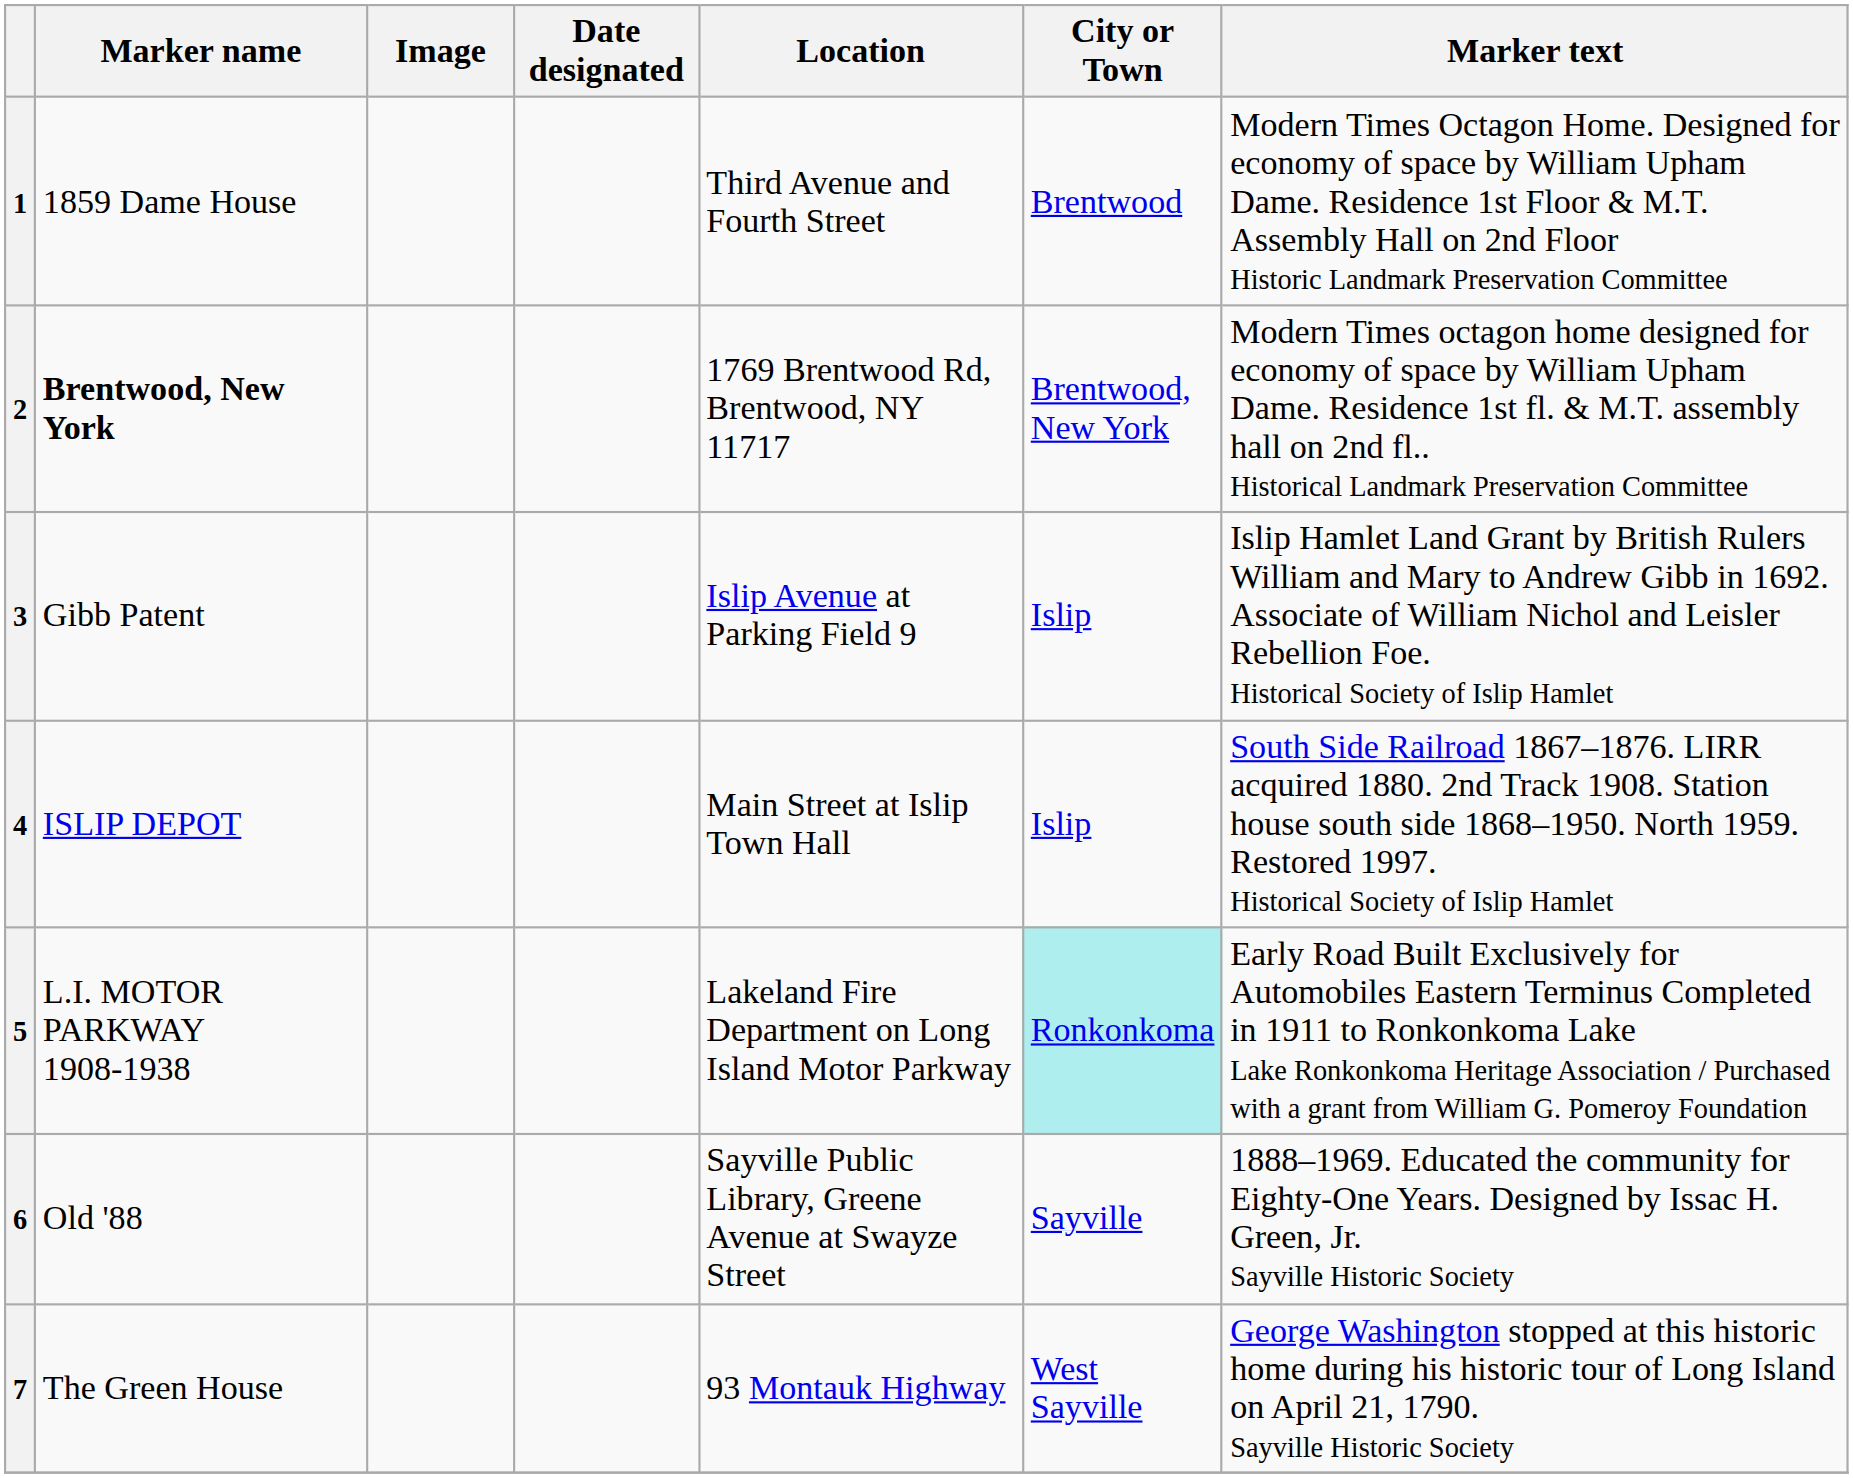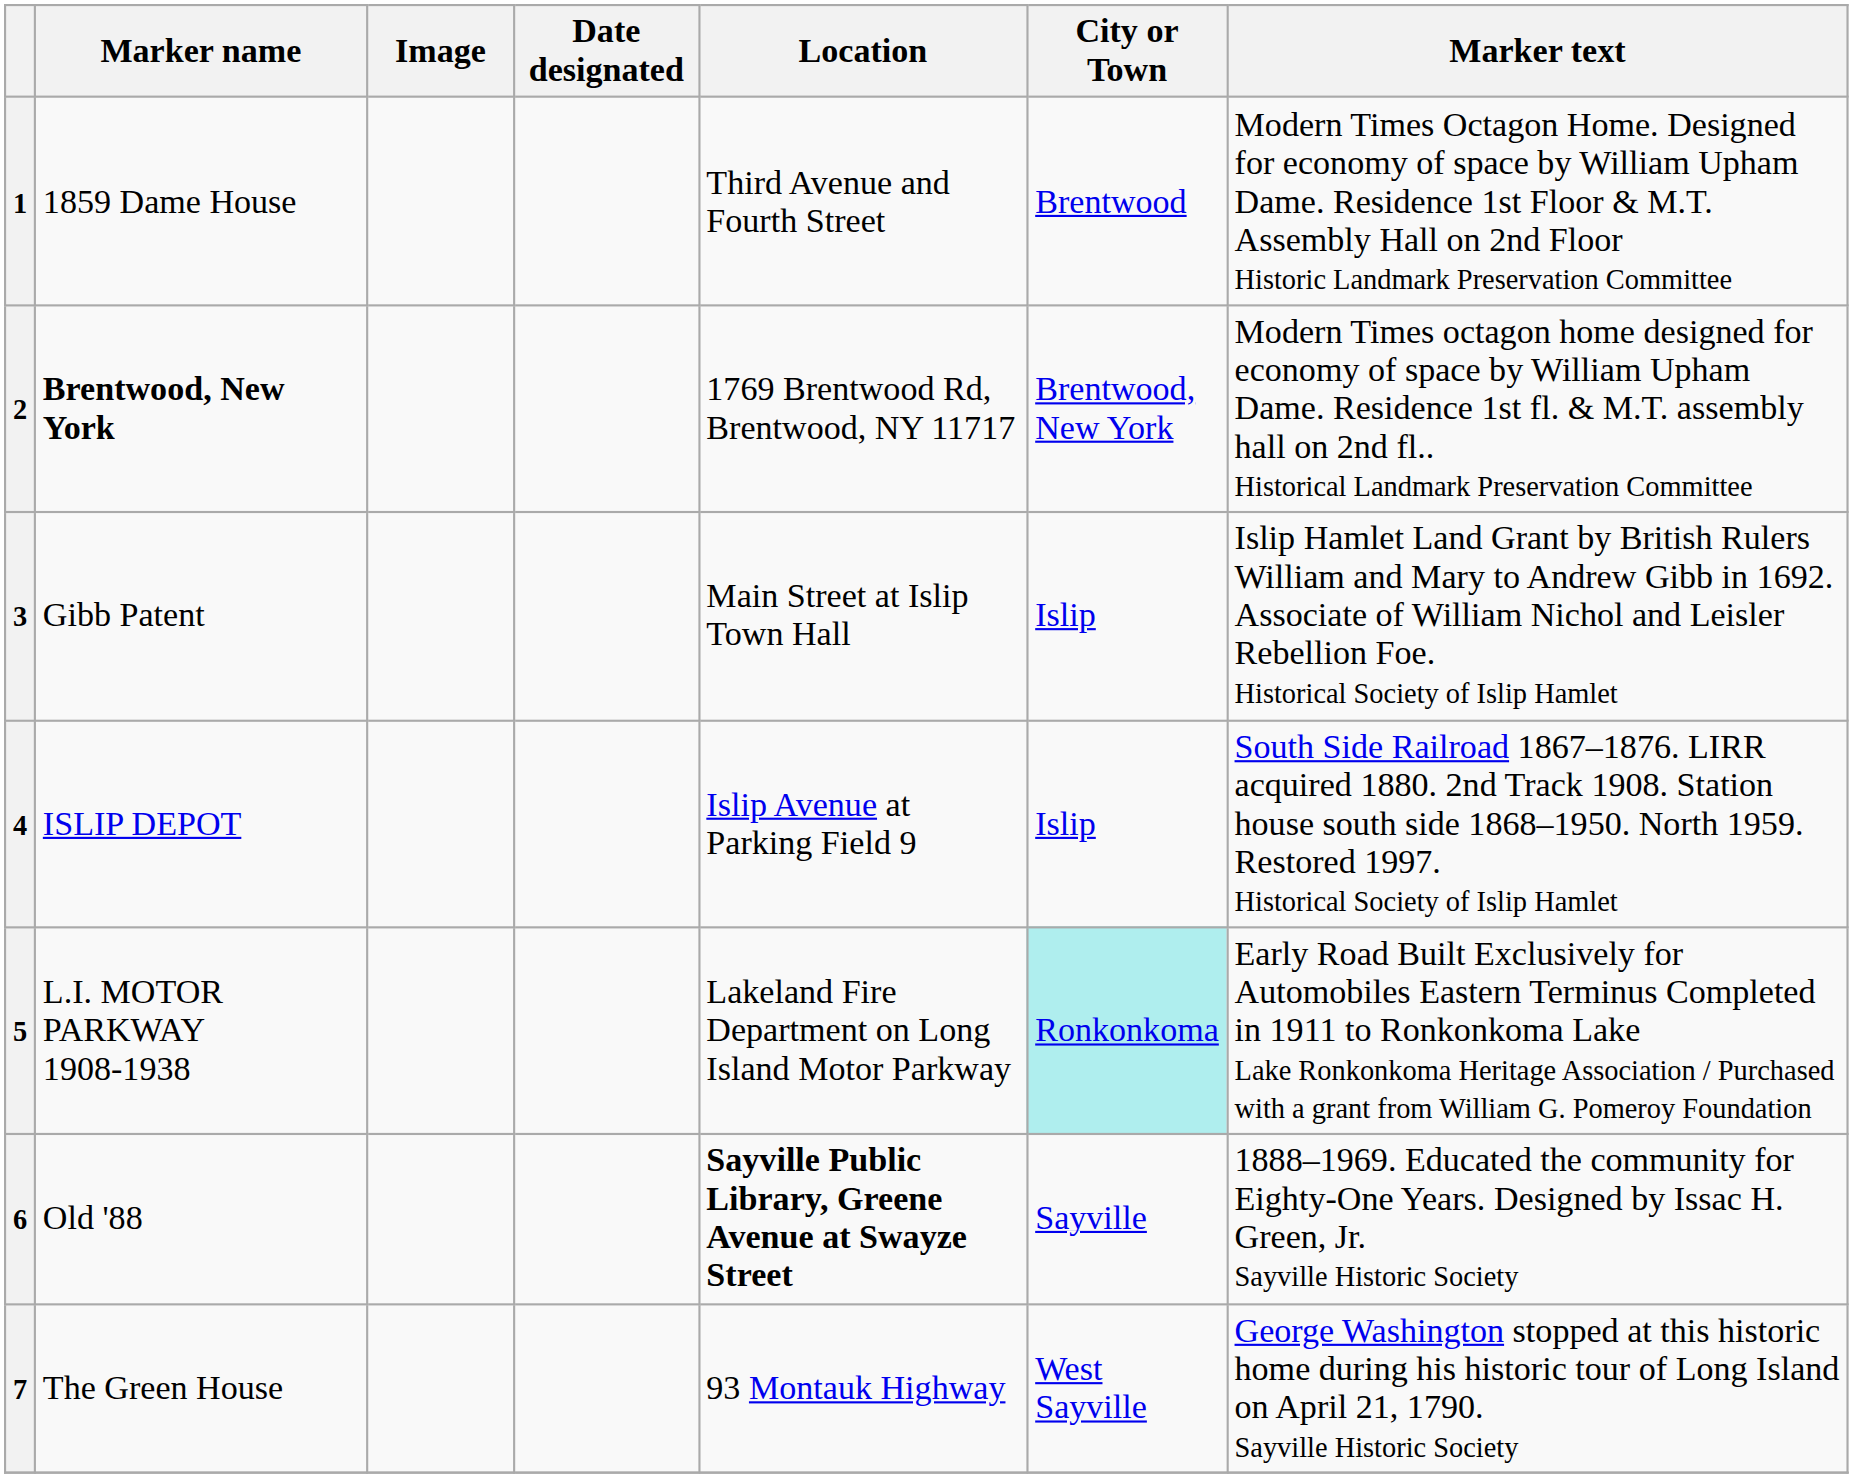(811, 615) Islip Avenue at Parking Field 9 -> (837, 615) Main Street at Islip Town Hall
(837, 822) Main Street at Islip Town Hall -> (811, 822) Islip Avenue at Parking Field 9
(832, 1218) normal -> (837, 1218) bold
